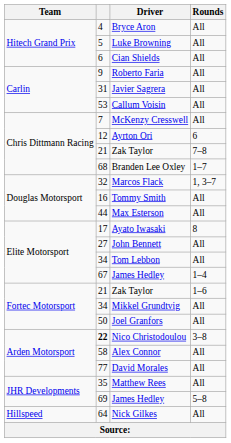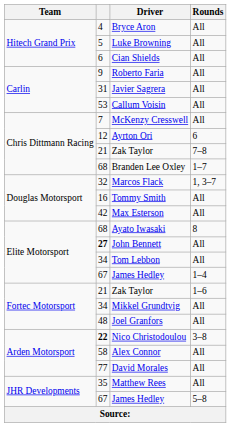(103, 213) 44 -> (103, 213) 42
(103, 228) 17 -> (103, 228) 68
(103, 244) normal -> (103, 244) bold
(103, 321) 50 -> (103, 321) 48
(103, 398) 69 -> (103, 398) 67
- row: (134, 414)
